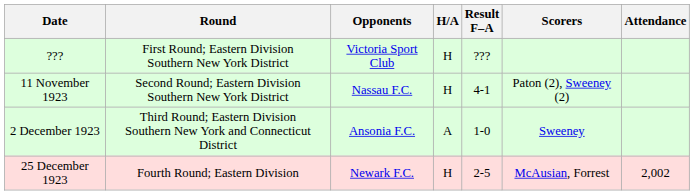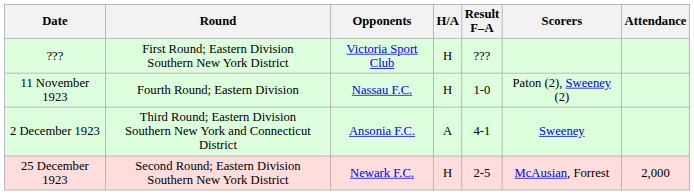(218, 90) Second Round; Eastern Division Southern New York District -> (218, 90) Fourth Round; Eastern Division
(482, 90) 4-1 -> (482, 90) 1-0
(482, 131) 1-0 -> (482, 131) 4-1
(218, 172) Fourth Round; Eastern Division -> (218, 172) Second Round; Eastern Division Southern New York District
(656, 172) 2,002 -> (656, 172) 2,000
